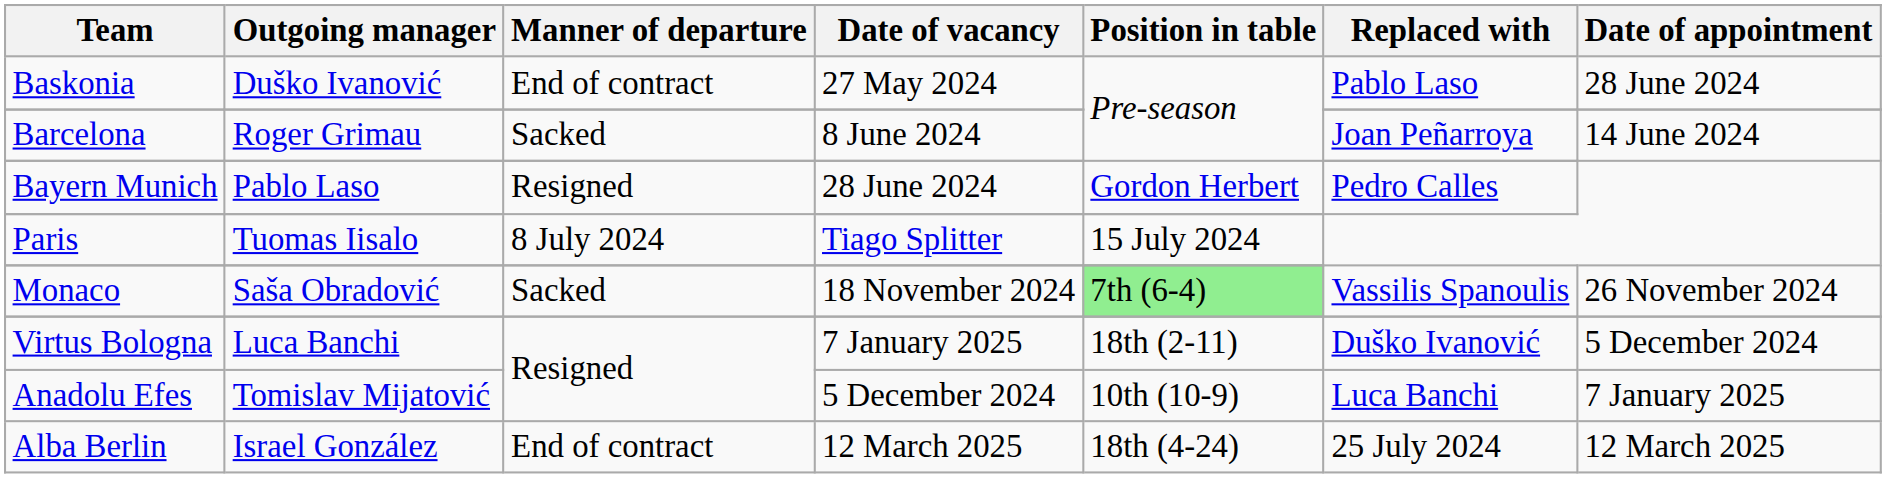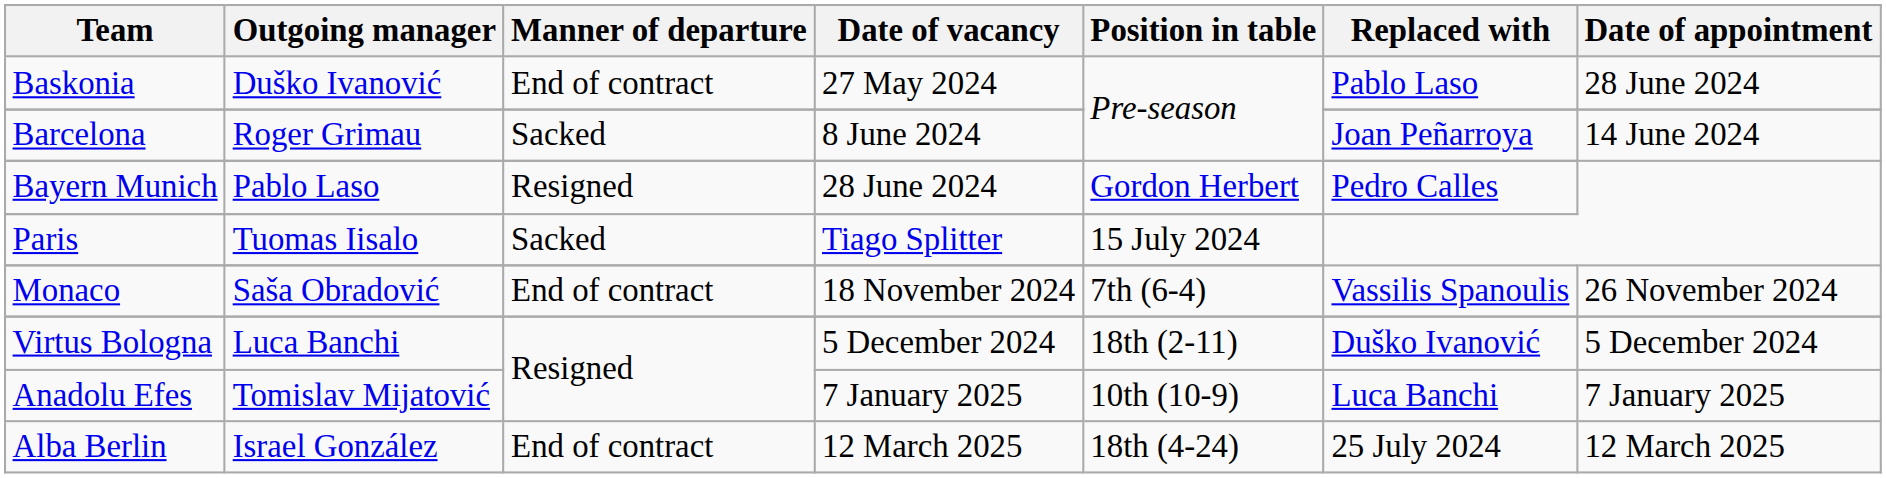(588, 238) 8 July 2024 -> (558, 238) Sacked
(558, 290) Sacked -> (612, 290) End of contract
(1148, 290) lightgreen background -> (1148, 290) no background
(922, 342) 7 January 2025 -> (939, 342) 5 December 2024
(939, 394) 5 December 2024 -> (922, 394) 7 January 2025
